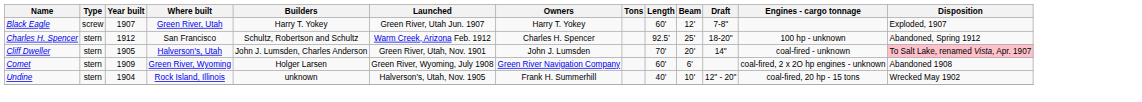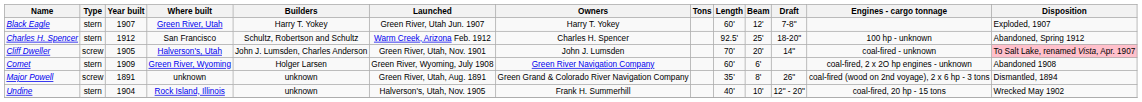(93, 24) screw -> (93, 24) stern
(93, 51) stern -> (93, 51) screw
+ row: (30, 77)
